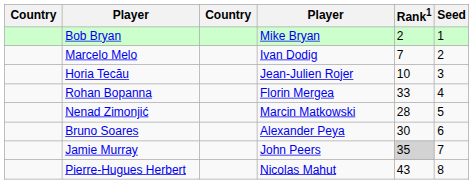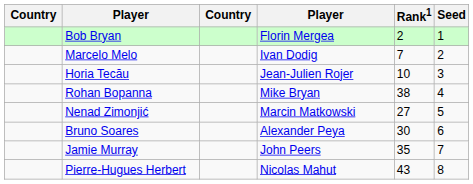(290, 36) Mike Bryan -> (297, 36) Florin Mergea
(297, 93) Florin Mergea -> (290, 93) Mike Bryan
(403, 93) 33 -> (403, 93) 38
(403, 112) 28 -> (403, 112) 27
(403, 150) lightgrey background -> (403, 150) no background
